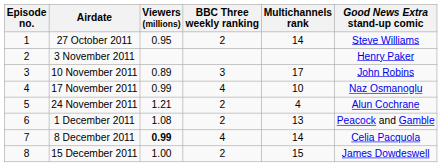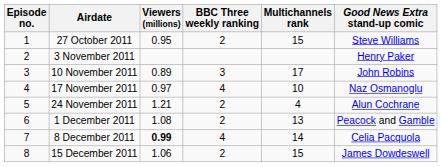(298, 40) 14 -> (298, 40) 15
(162, 89) 0.99 -> (162, 89) 0.97
(162, 154) 1.00 -> (162, 154) 1.06
